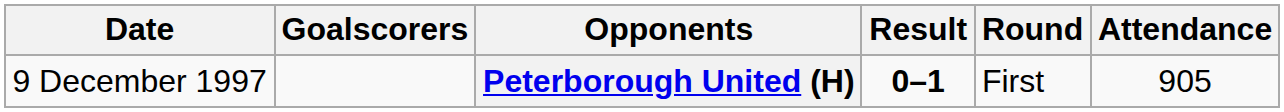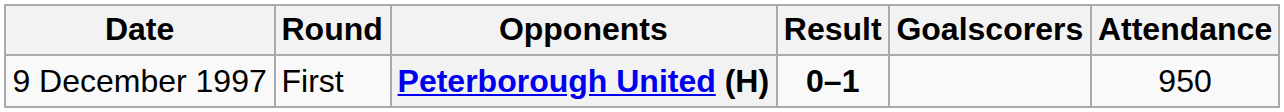columns swapped: (1033, 29) <-> (375, 29)
(1185, 80) 905 -> (1185, 80) 950
